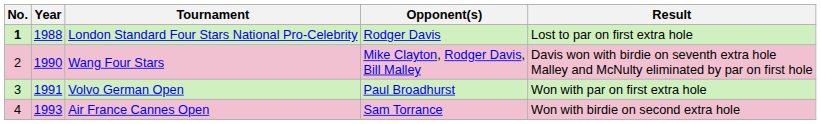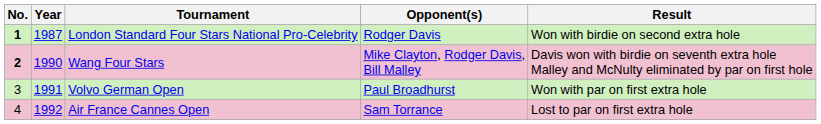(48, 35) 1988 -> (48, 35) 1987
(612, 35) Lost to par on first extra hole -> (636, 35) Won with birdie on second extra hole
(18, 62) normal -> (18, 62) bold
(48, 110) 1993 -> (48, 110) 1992
(636, 110) Won with birdie on second extra hole -> (612, 110) Lost to par on first extra hole
